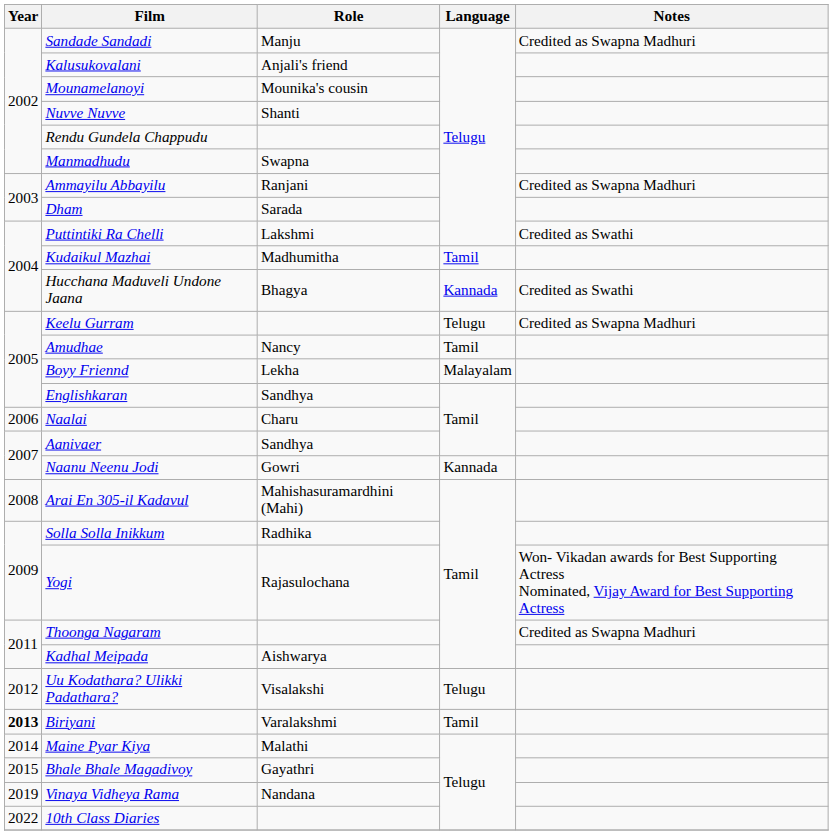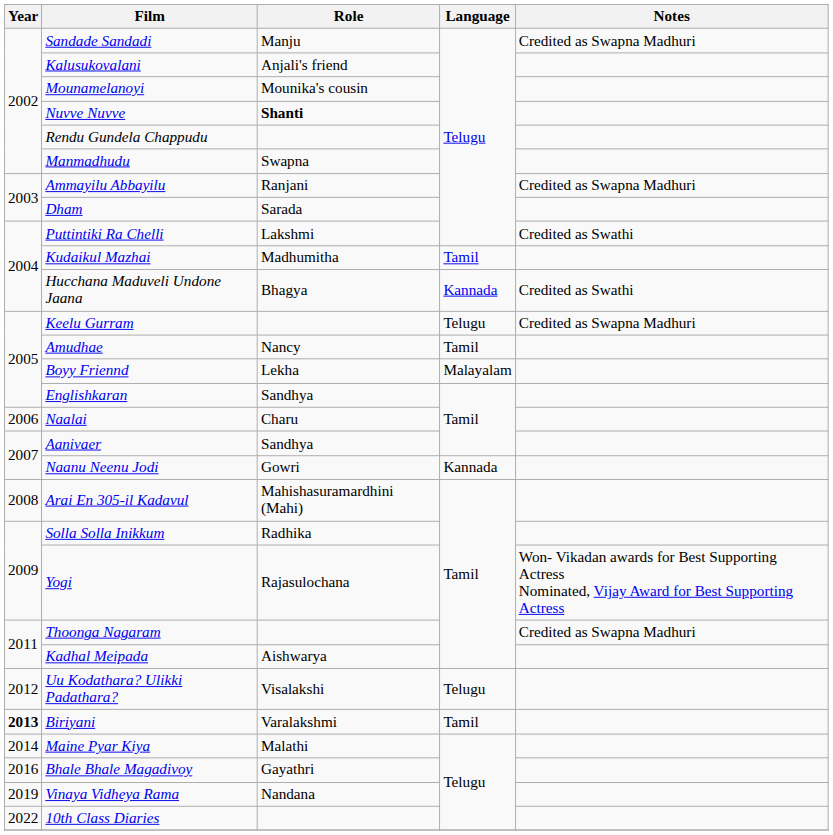(280, 112) normal -> (282, 112) bold
(23, 770) 2015 -> (23, 770) 2016
